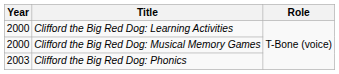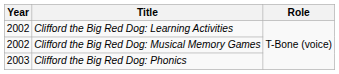(18, 28) 2000 -> (18, 28) 2002
(18, 45) 2000 -> (18, 45) 2002
